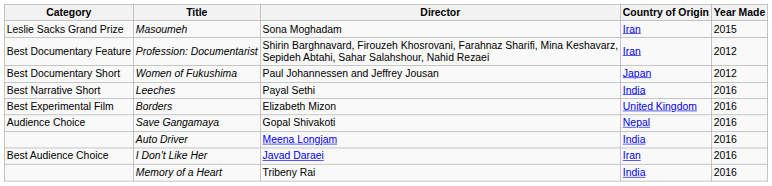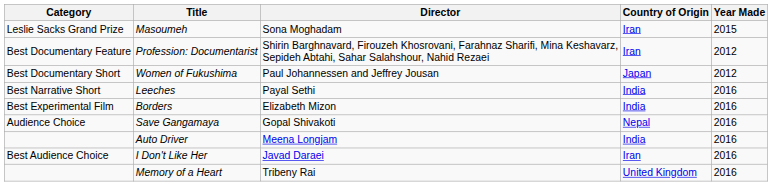(660, 106) United Kingdom -> (634, 106) India
(634, 172) India -> (660, 172) United Kingdom
